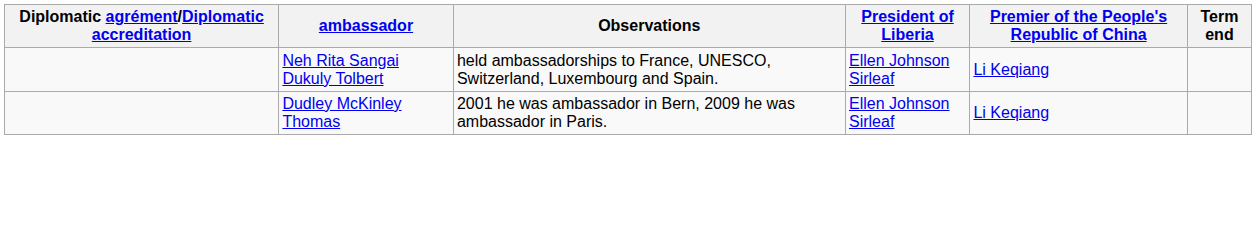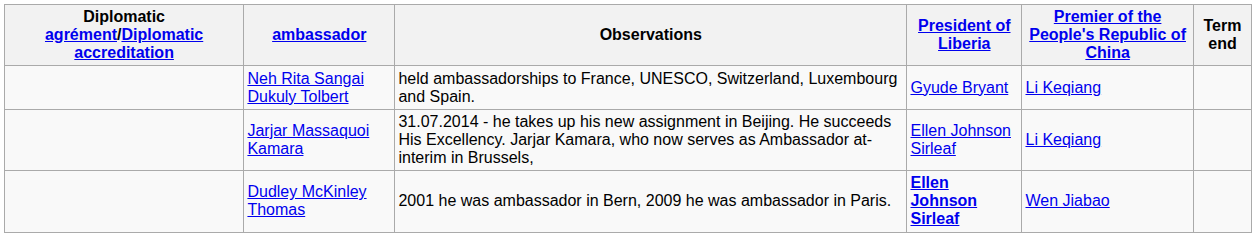(899, 69) Ellen Johnson Sirleaf -> (959, 87) Gyude Bryant
+ row: (308, 139)
(899, 112) normal -> (944, 201) bold
(1011, 112) Li Keqiang -> (1068, 201) Wen Jiabao
